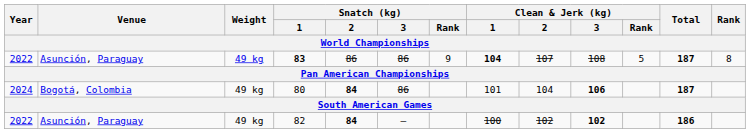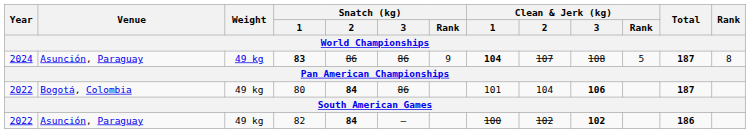(21, 58) 2022 -> (21, 58) 2024
(21, 89) 2024 -> (21, 89) 2022
